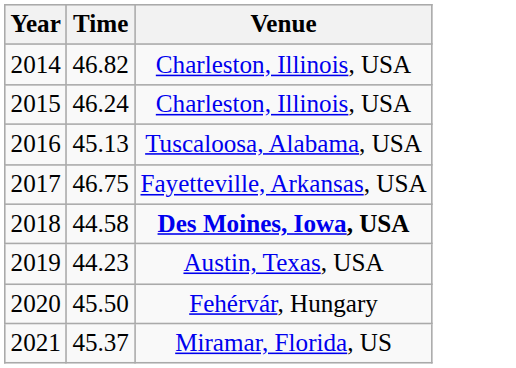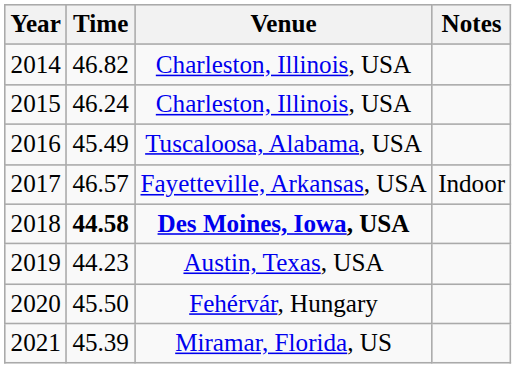+ column: (472, 24)
(101, 143) 45.13 -> (101, 143) 45.49
(101, 183) 46.75 -> (101, 183) 46.57
(101, 223) normal -> (101, 223) bold
(101, 343) 45.37 -> (101, 343) 45.39
